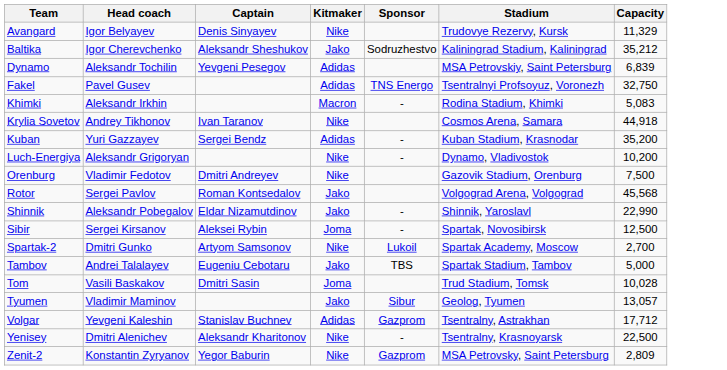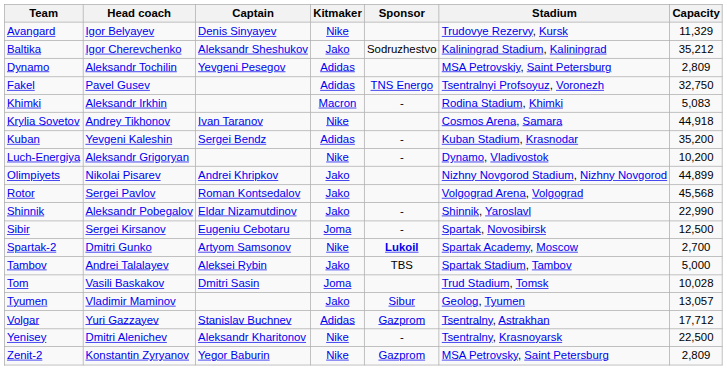(640, 67) 6,839 -> (696, 67) 2,809
(122, 139) Yuri Gazzayev -> (129, 139) Yevgeni Kaleshin
+ row: (33, 175)
- row: (31, 175)
(232, 229) Aleksei Rybin -> (244, 229) Eugeniu Cebotaru
(402, 247) normal -> (402, 247) bold
(244, 265) Eugeniu Cebotaru -> (232, 265) Aleksei Rybin
(129, 319) Yevgeni Kaleshin -> (122, 319) Yuri Gazzayev
